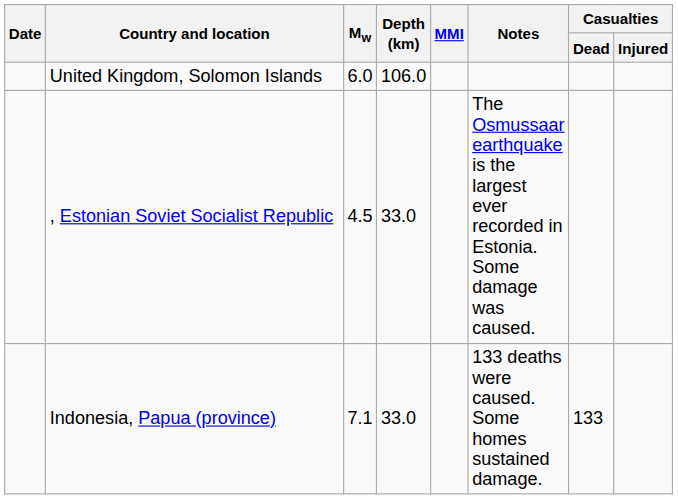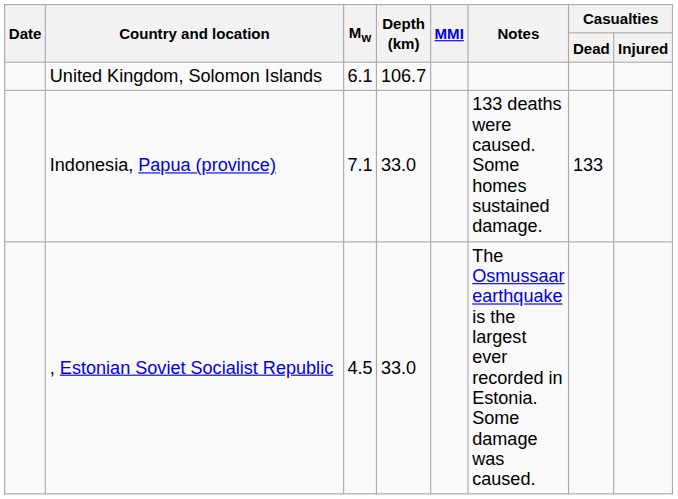(360, 76) 6.0 -> (360, 76) 6.1
(404, 76) 106.0 -> (404, 76) 106.7
rows swapped: (191, 216) <-> (163, 418)
